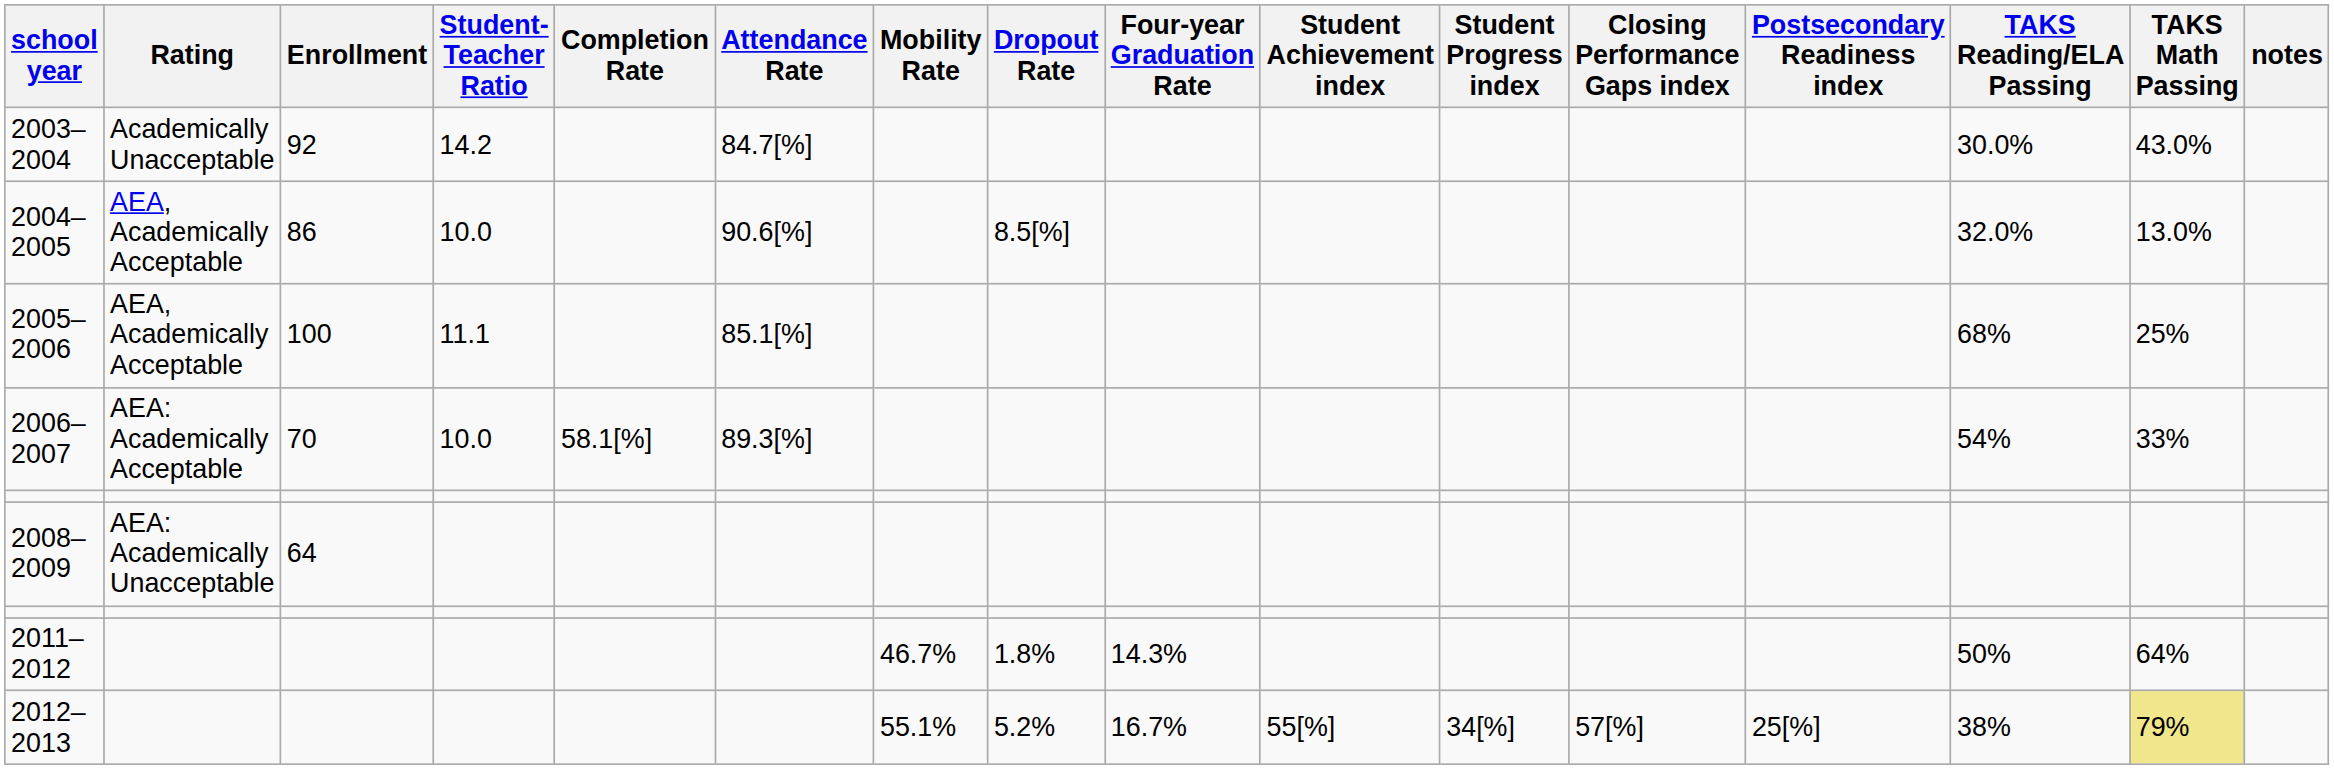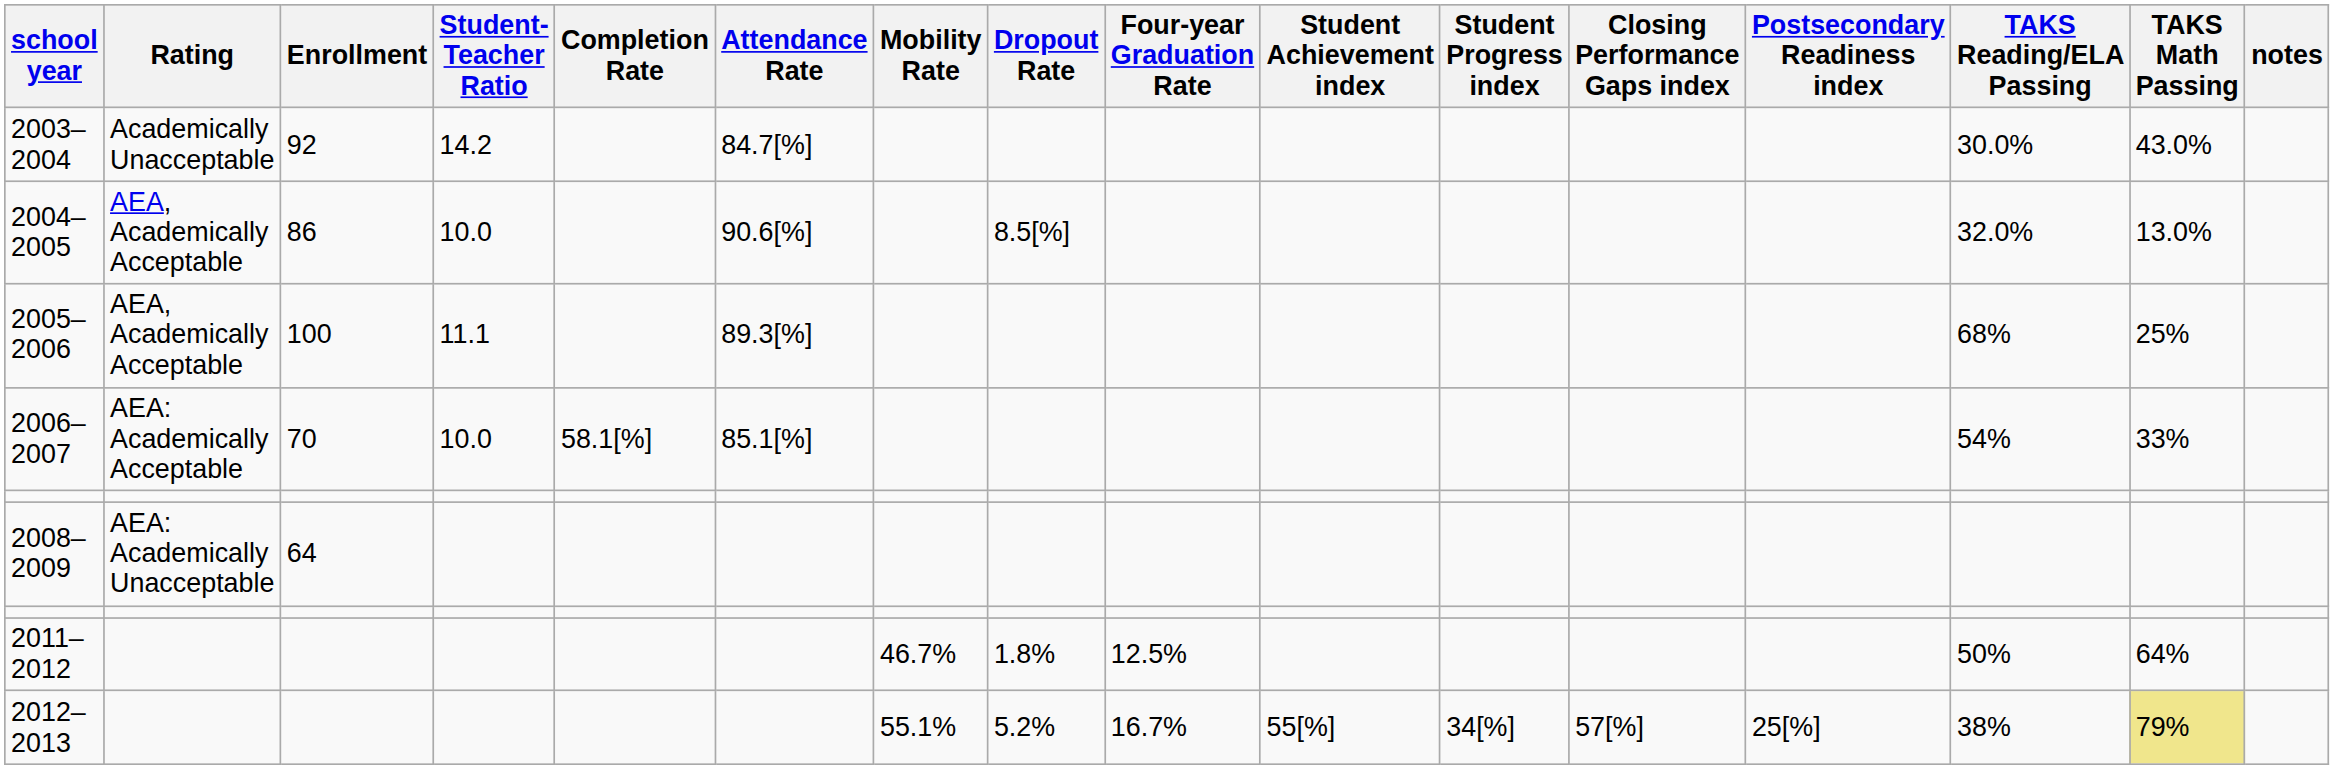(767, 335) 85.1[%] -> (767, 335) 89.3[%]
(767, 438) 89.3[%] -> (767, 438) 85.1[%]
(1149, 654) 14.3% -> (1149, 654) 12.5%
